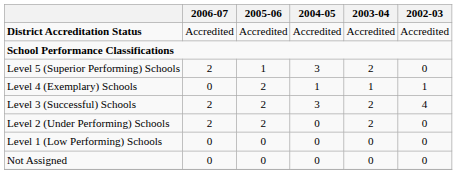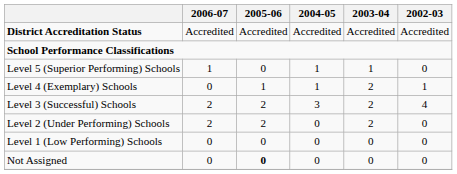(209, 68) 2 -> (209, 68) 1
(263, 68) 1 -> (263, 68) 0
(317, 68) 3 -> (317, 68) 1
(371, 68) 2 -> (371, 68) 1
(263, 87) 2 -> (263, 87) 1
(371, 87) 1 -> (371, 87) 2
(263, 160) normal -> (263, 160) bold
